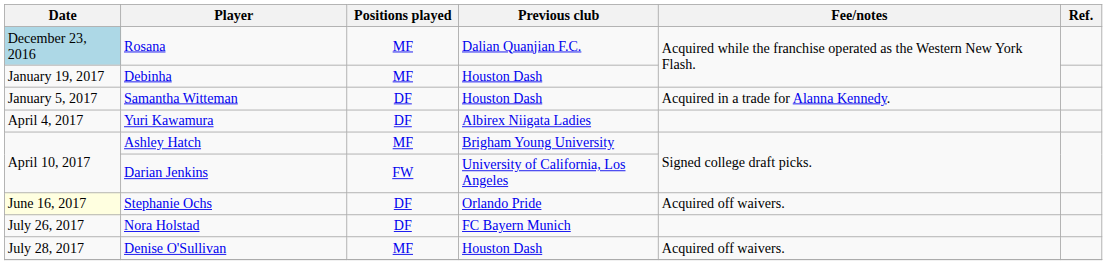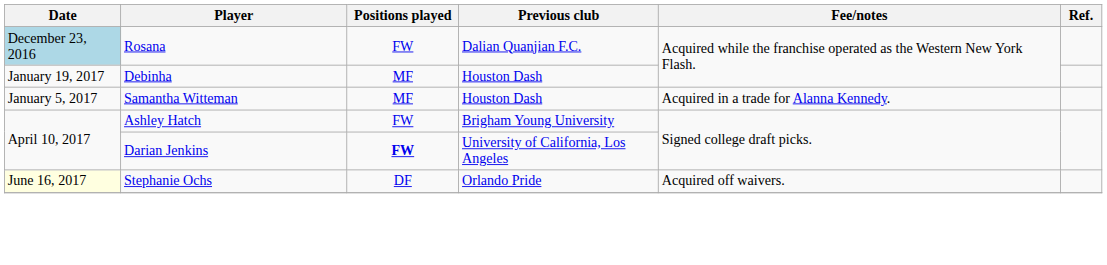(403, 45) MF -> (403, 45) FW
(403, 98) DF -> (403, 98) MF
- row: (169, 120)
(403, 143) MF -> (403, 120) FW
(403, 173) normal -> (403, 151) bold
- row: (162, 225)
- row: (175, 248)
